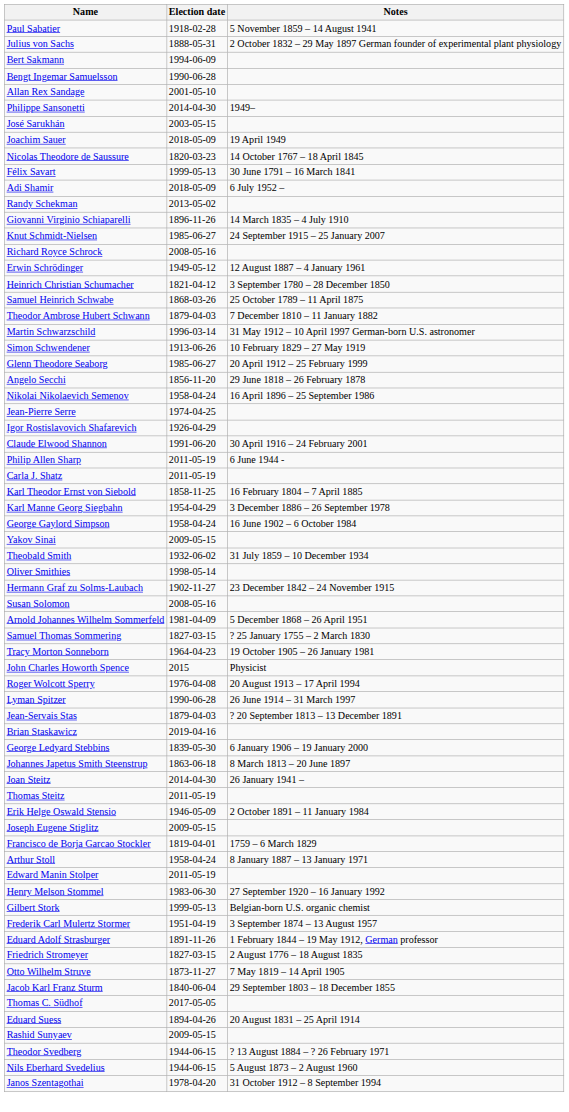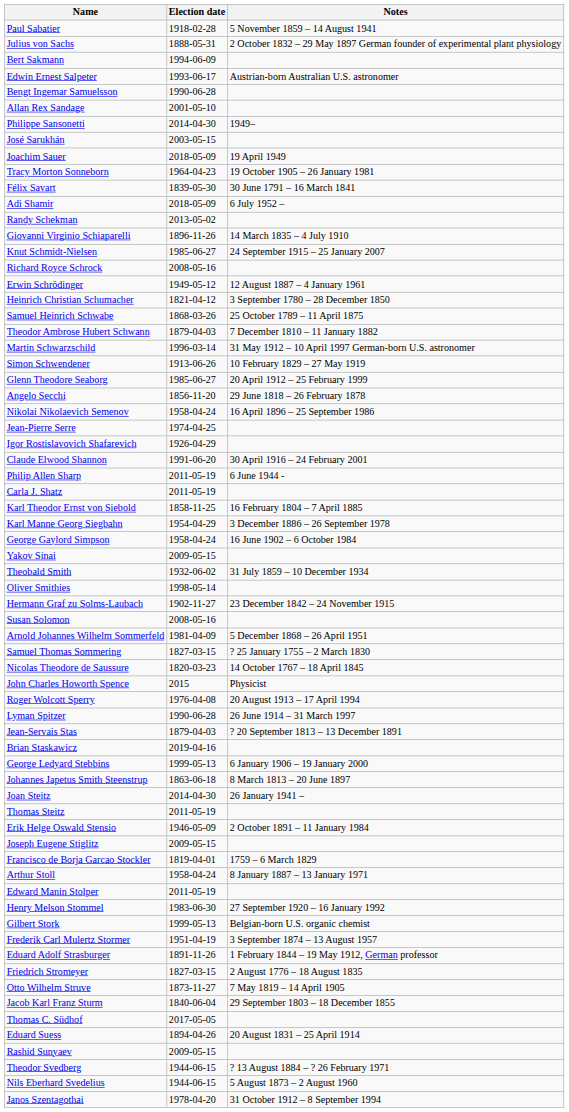+ row: (52, 76)
rows swapped: (68, 156) <-> (58, 651)
(192, 172) 1999-05-13 -> (192, 188) 1839-05-30
(192, 747) 1839-05-30 -> (192, 763) 1999-05-13
